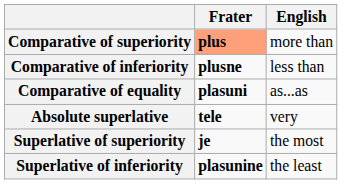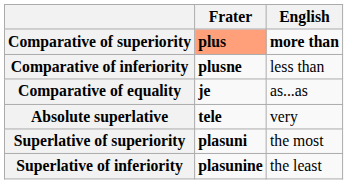(302, 41) normal -> (304, 41) bold
(223, 91) plasuni -> (204, 91) je
(204, 141) je -> (223, 141) plasuni
